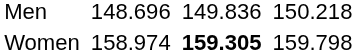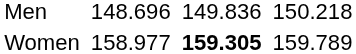(131, 42) 158.974 -> (131, 42) 158.977
(313, 42) 159.798 -> (313, 42) 159.789
